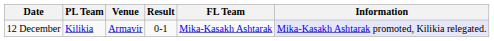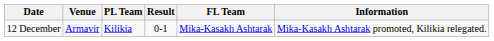columns swapped: (125, 12) <-> (84, 12)
(382, 28) lavender background -> (382, 28) no background
